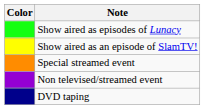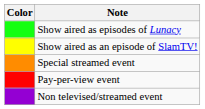+ row: (79, 79)
- row: (63, 96)
